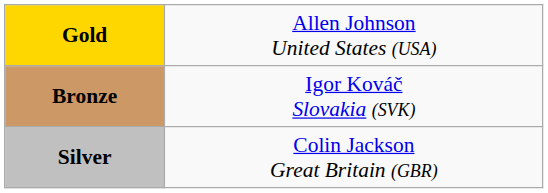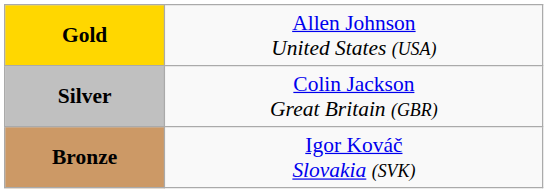rows swapped: (85, 156) <-> (85, 95)
